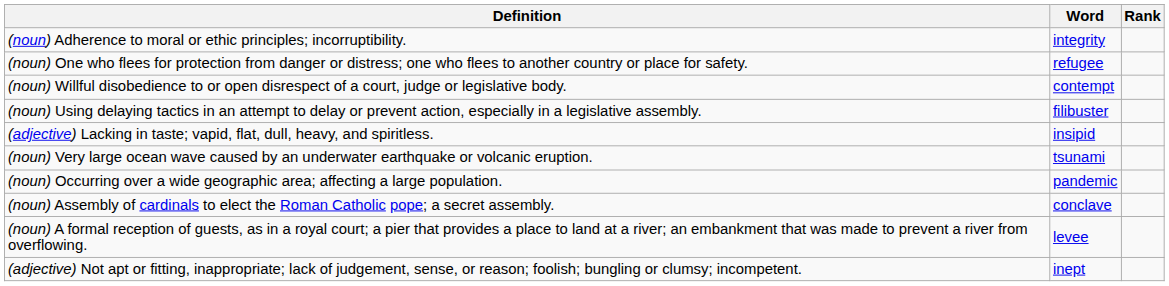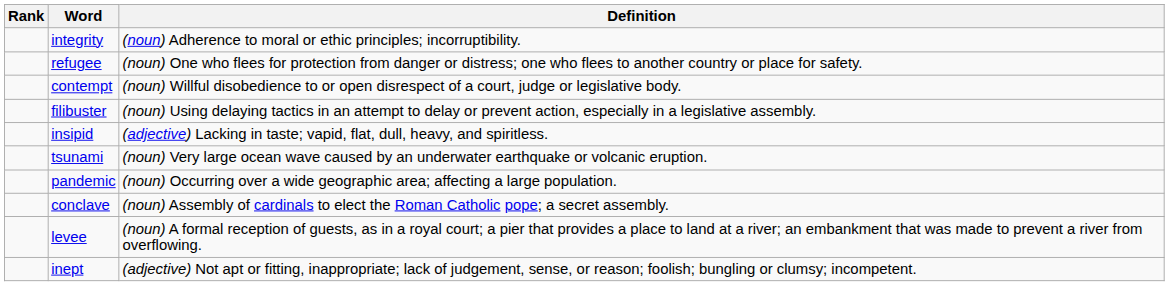columns swapped: (1143, 16) <-> (527, 16)
